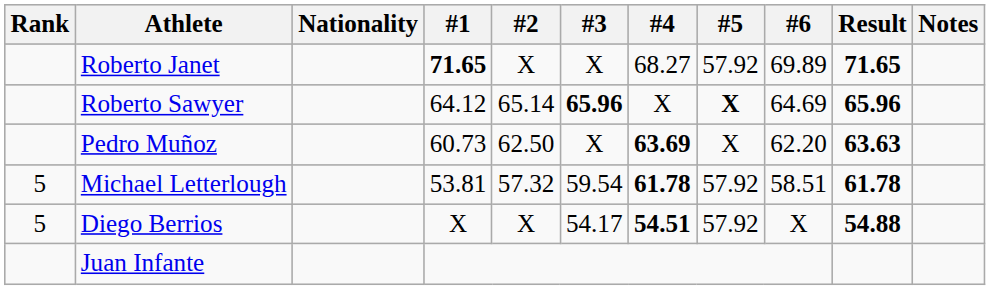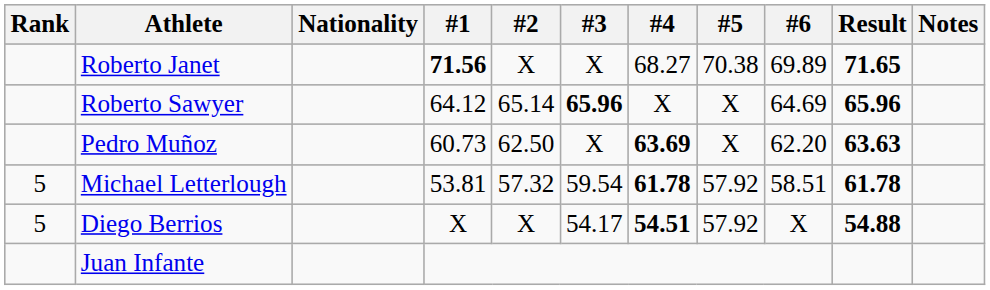(458, 64) 71.65 -> (458, 64) 71.56
(730, 64) 57.92 -> (730, 64) 70.38
(730, 104) bold -> (730, 104) normal
